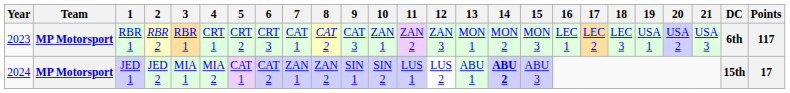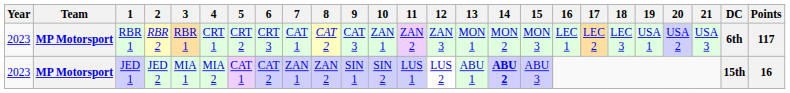(19, 72) 2024 -> (19, 72) 2023
(766, 72) 17 -> (766, 72) 16
